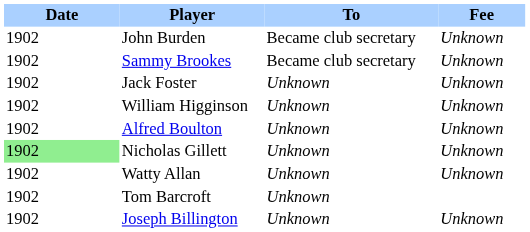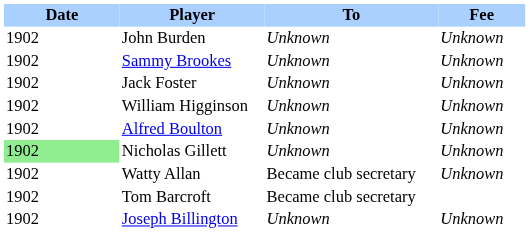(341, 37) Became club secretary -> (298, 37) Unknown
(341, 60) Became club secretary -> (298, 60) Unknown
(298, 173) Unknown -> (341, 173) Became club secretary
(298, 196) Unknown -> (341, 196) Became club secretary
